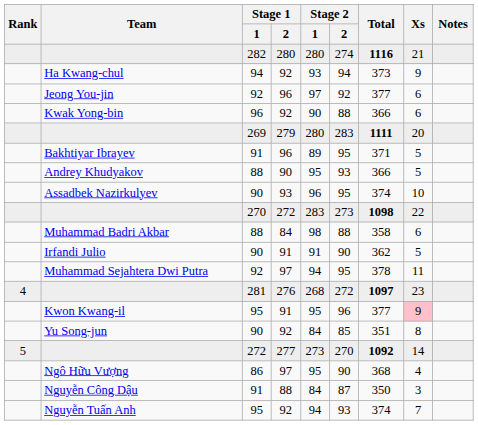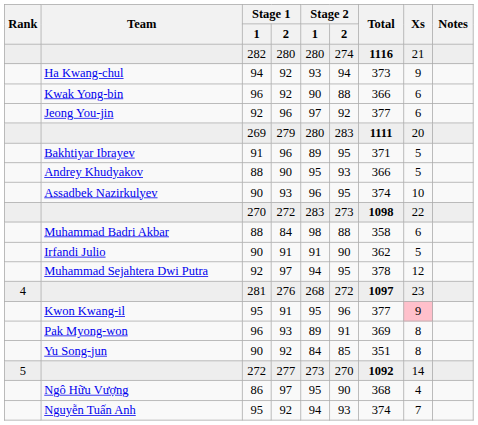rows swapped: (79, 93) <-> (84, 113)
(418, 271) 11 -> (418, 271) 12
+ row: (86, 331)
- row: (91, 390)
